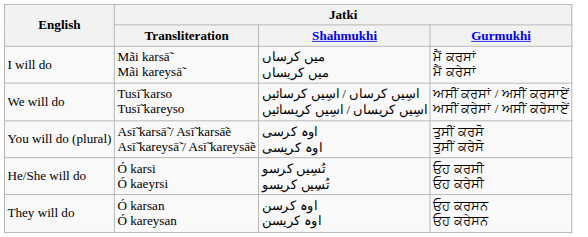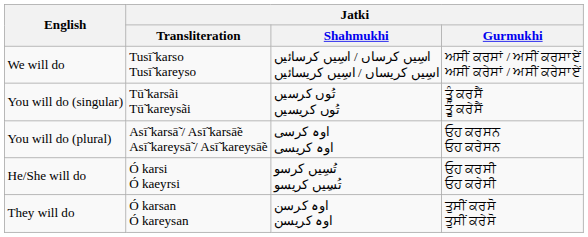- row: (30, 64)
+ row: (65, 101)
(459, 139) ਤੁਸੀਂ ਕਰਸੋ ਤੁਸੀਂ ਕਰੇਸੋ -> (472, 139) ਓਹ ਕਰਸਨ ਓਹ ਕਰੇਸਨ
(461, 213) ਓਹ ਕਰਸਨ ਓਹ ਕਰੇਸਨ -> (470, 213) ਤੁਸੀਂ ਕਰਸੋ ਤੁਸੀਂ ਕਰੇਸੋ
